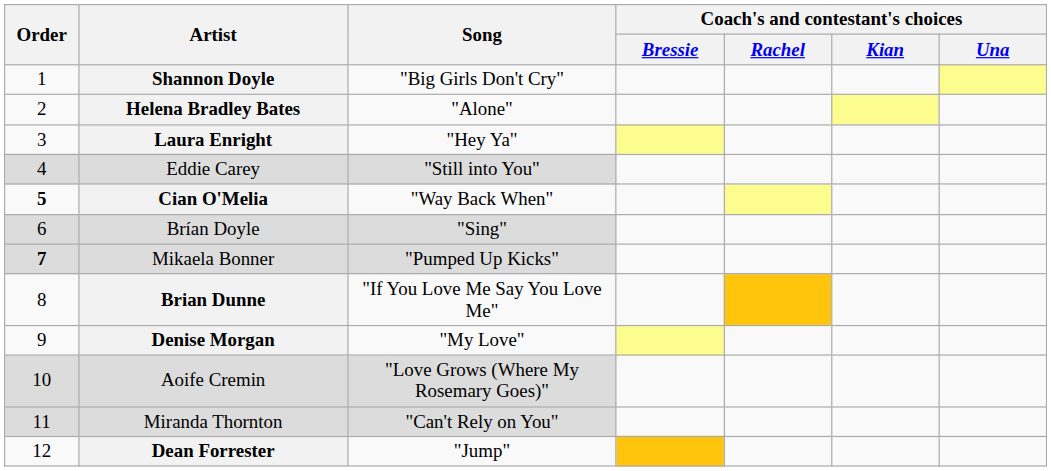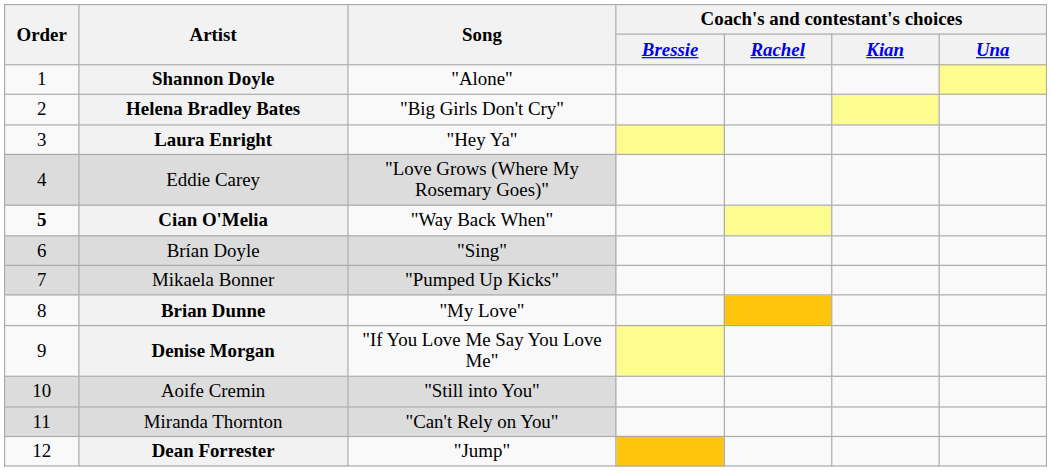(482, 79) "Big Girls Don't Cry" -> (482, 79) "Alone"
(482, 109) "Alone" -> (482, 109) "Big Girls Don't Cry"
(482, 169) "Still into You" -> (482, 179) "Love Grows (Where My Rosemary Goes)"
(42, 259) bold -> (42, 280) normal
(482, 299) "If You Love Me Say You Love Me" -> (482, 310) "My Love"
(482, 340) "My Love" -> (482, 350) "If You Love Me Say You Love Me"
(482, 380) "Love Grows (Where My Rosemary Goes)" -> (482, 391) "Still into You"
